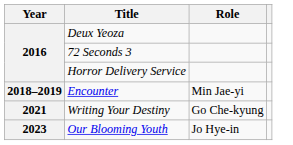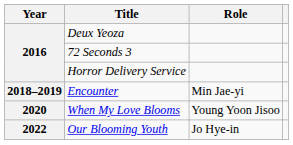+ row: (124, 110)
- row: (119, 110)
(35, 129) 2023 -> (35, 129) 2022
